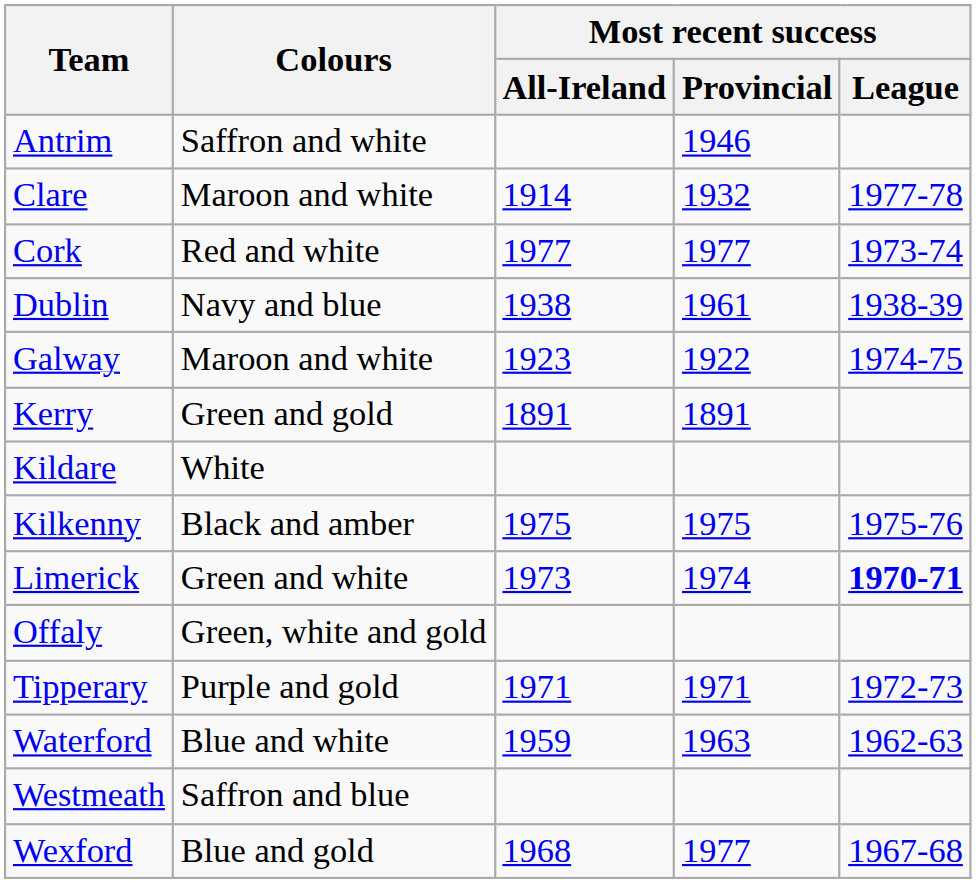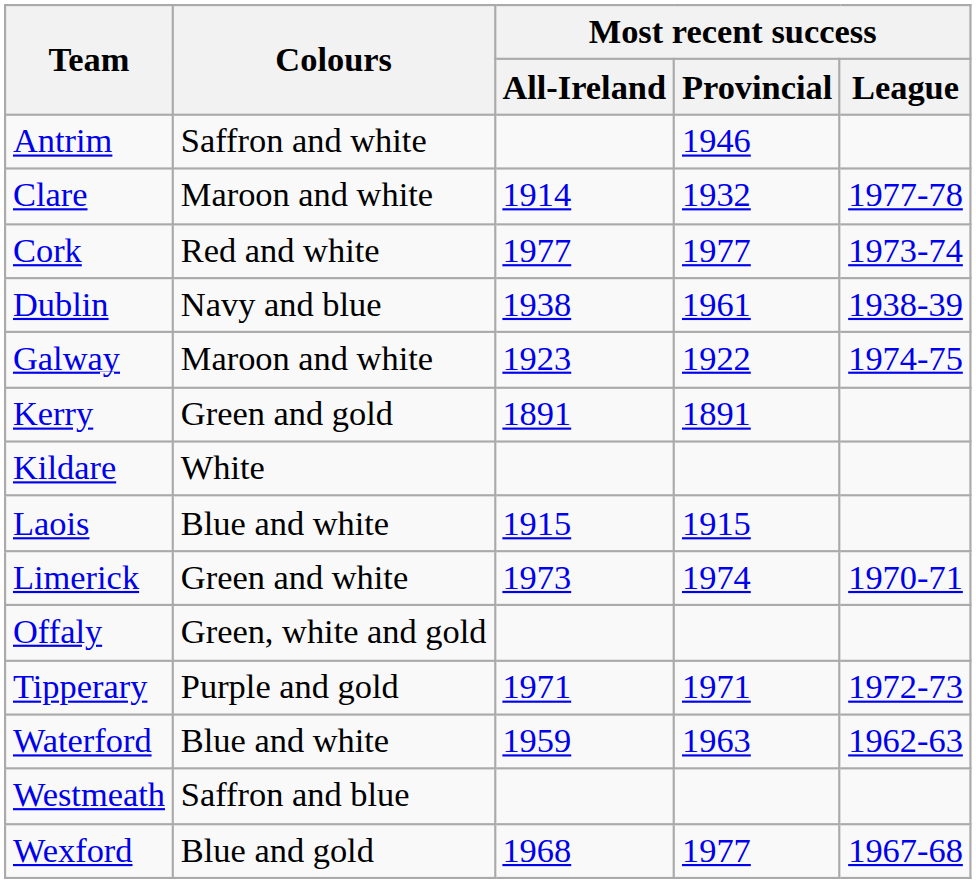- row: (77, 522)
+ row: (51, 522)
(906, 577) bold -> (906, 577) normal
